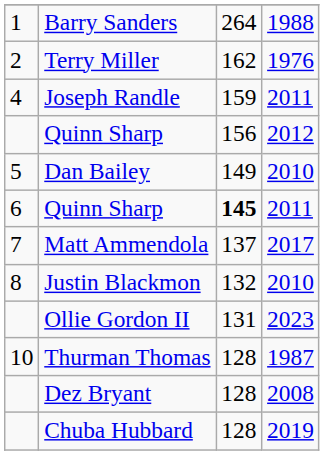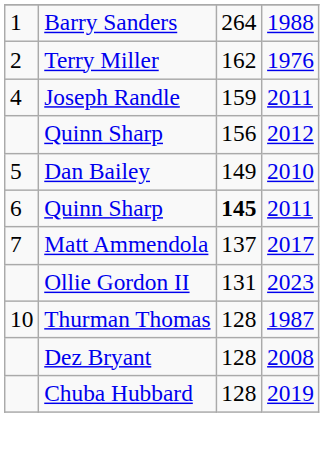- row: (122, 282)
